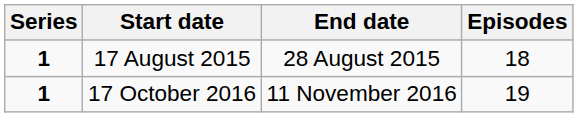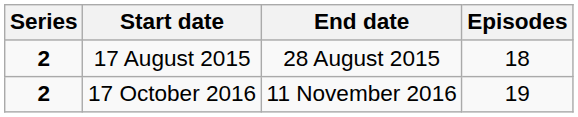(44, 58) 1 -> (44, 58) 2
(44, 93) 1 -> (44, 93) 2
